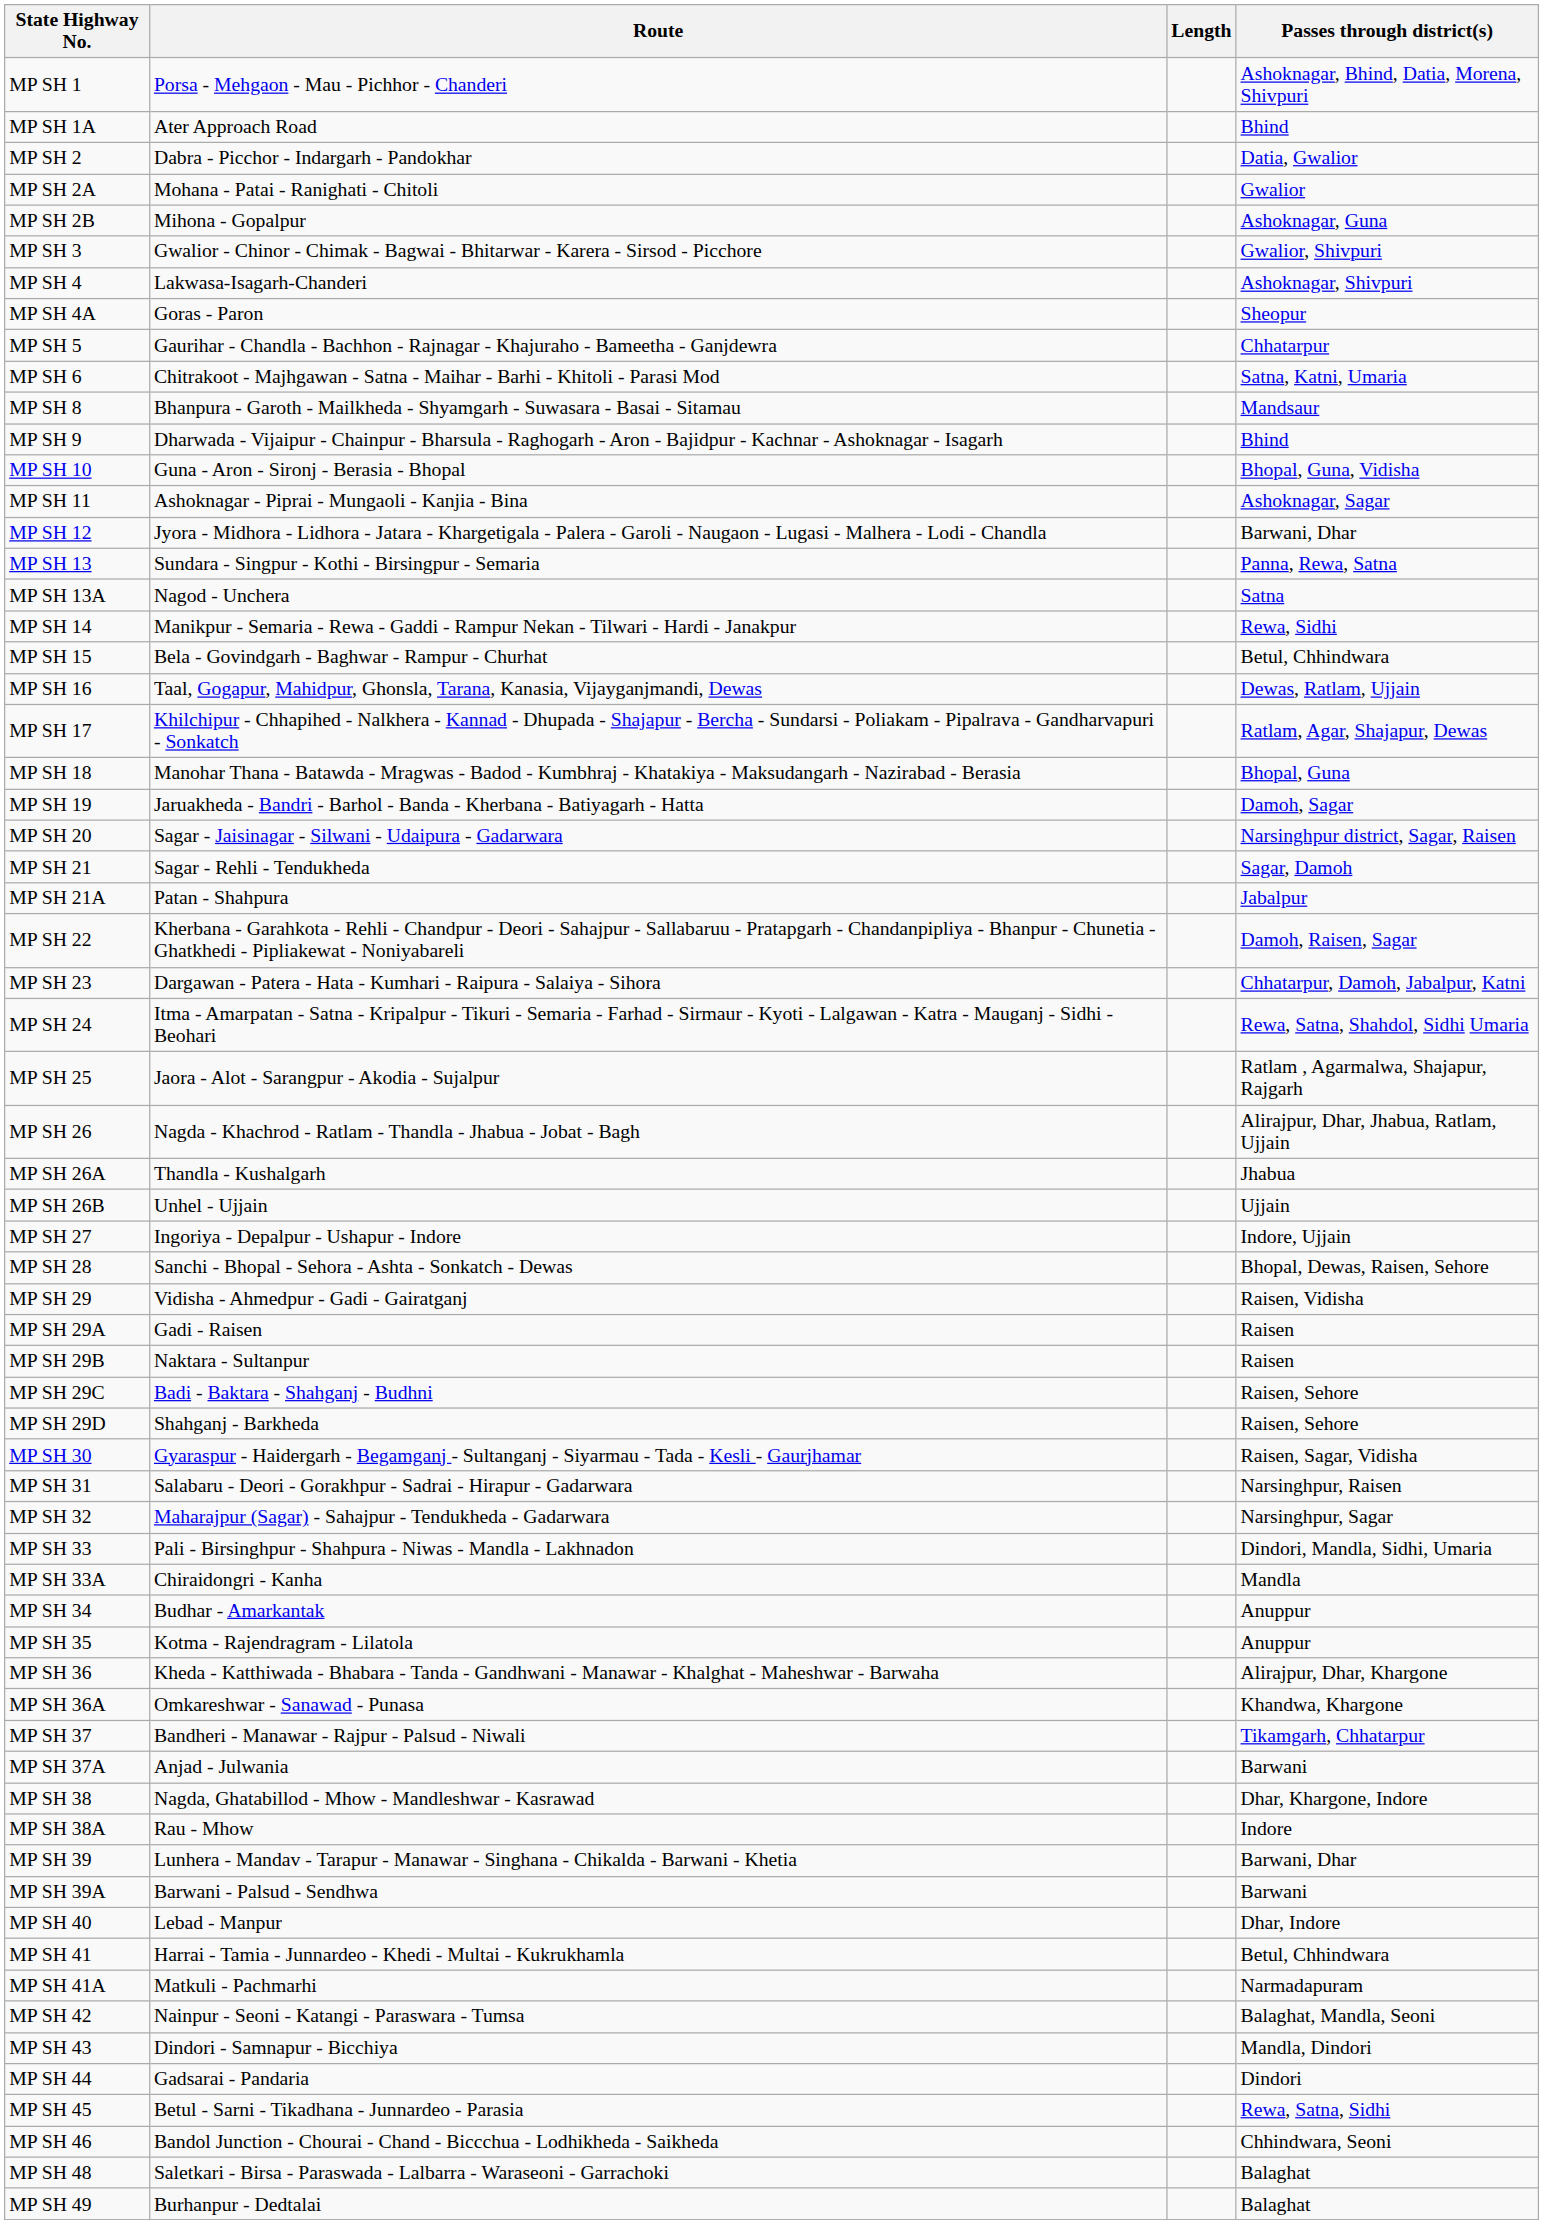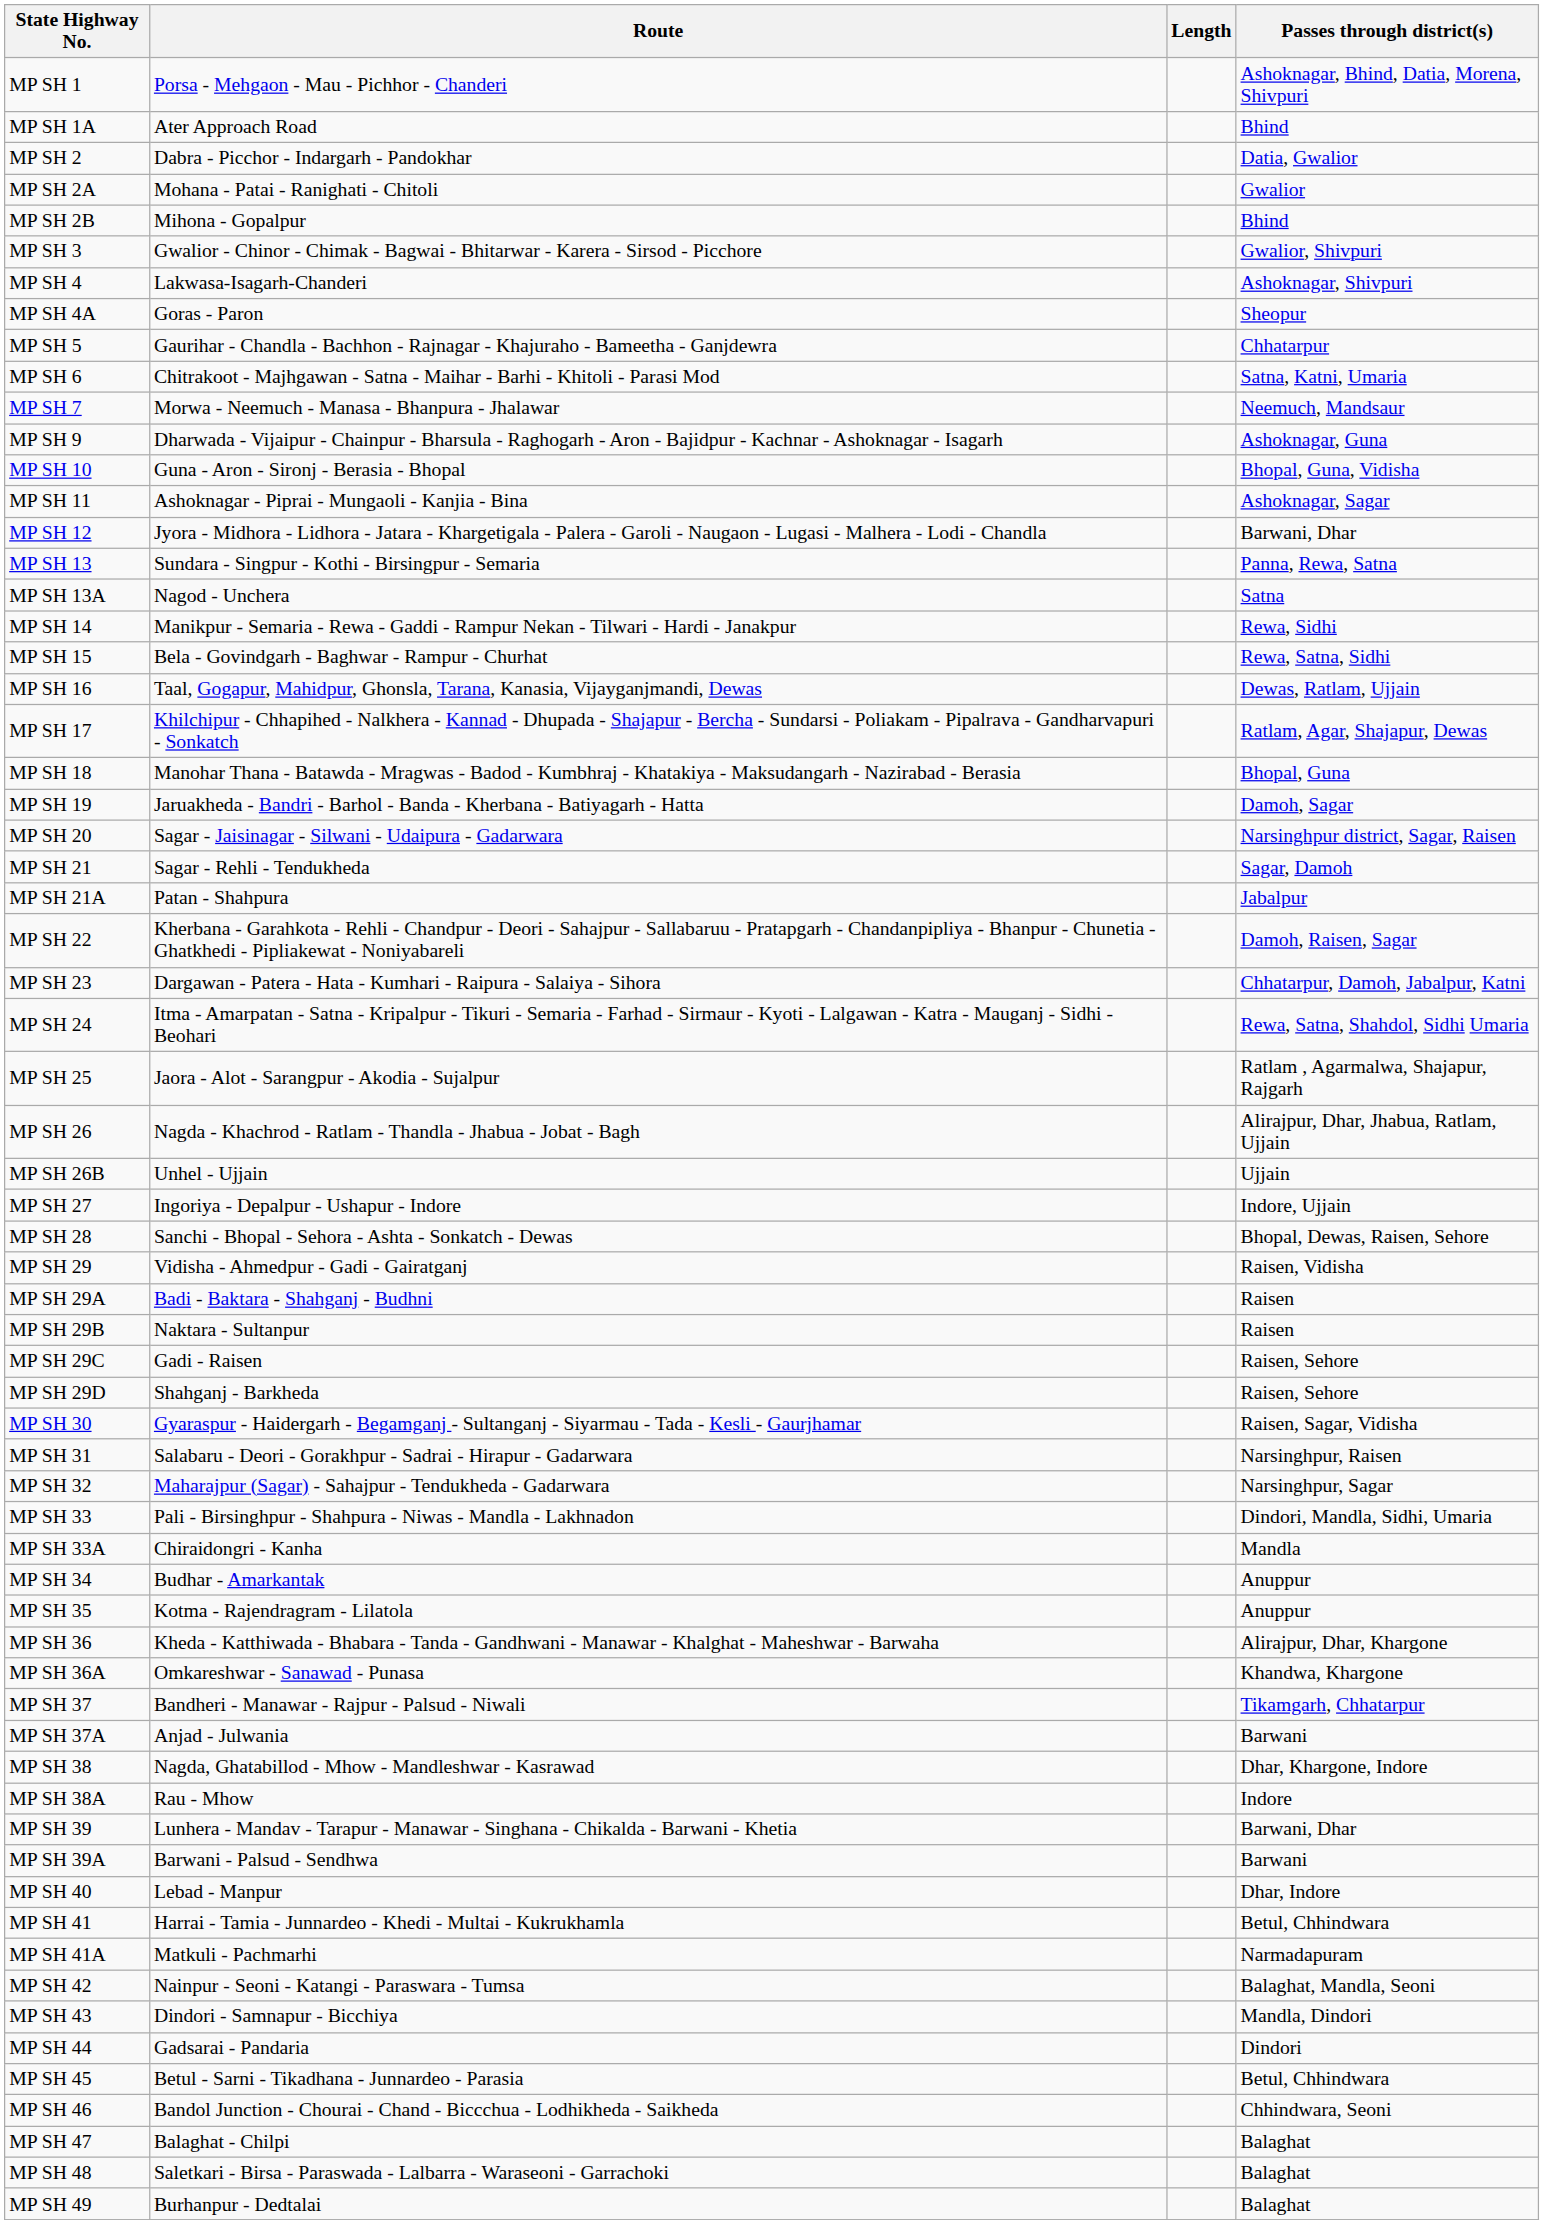(1314, 220) Ashoknagar, Guna -> (1265, 220) Bhind
+ row: (45, 407)
- row: (45, 407)
(1265, 438) Bhind -> (1314, 438) Ashoknagar, Guna
(1315, 657) Betul, Chhindwara -> (1315, 657) Rewa, Satna, Sidhi
- row: (57, 1173)
(208, 1329) Gadi - Raisen -> (293, 1298) Badi - Baktara - Shahganj - Budhni
(293, 1392) Badi - Baktara - Shahganj - Budhni -> (208, 1361) Gadi - Raisen
(1315, 2110) Rewa, Satna, Sidhi -> (1315, 2078) Betul, Chhindwara
+ row: (50, 2141)
